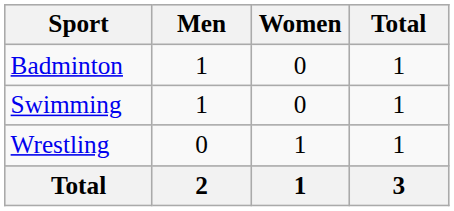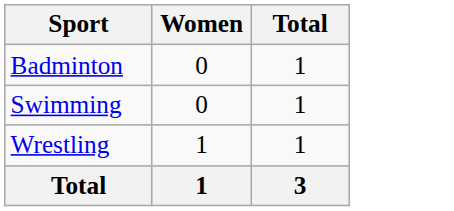- column: (202, 24)
